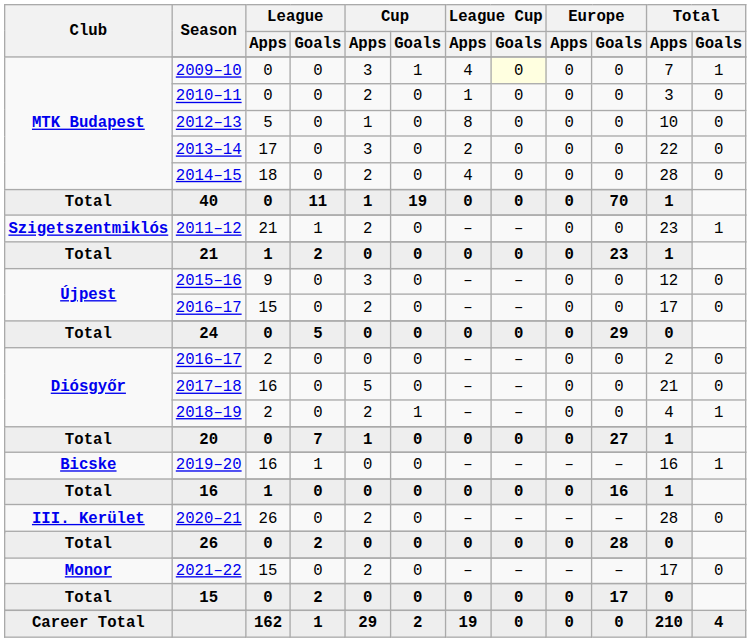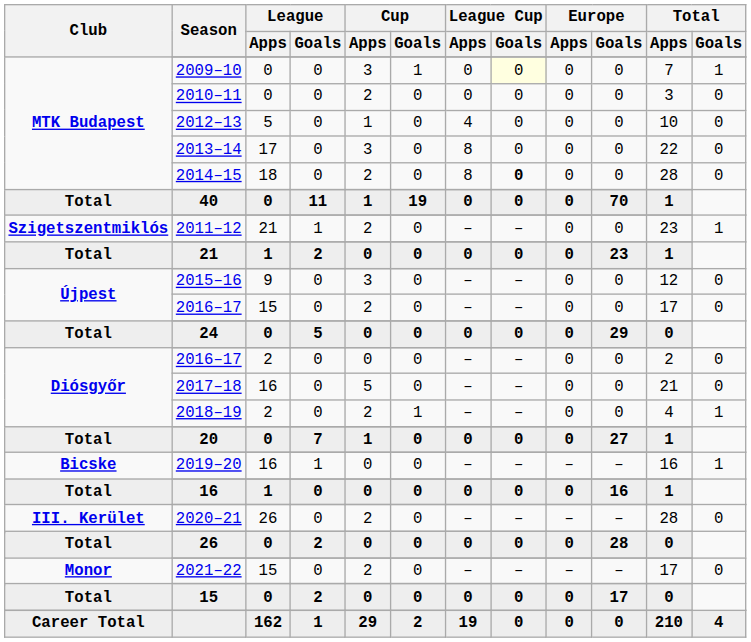(468, 70) 4 -> (468, 70) 0
(468, 97) 1 -> (468, 97) 0
(468, 123) 8 -> (468, 123) 4
(468, 149) 2 -> (468, 149) 8
(468, 176) 4 -> (468, 176) 8
(519, 176) normal -> (519, 176) bold
